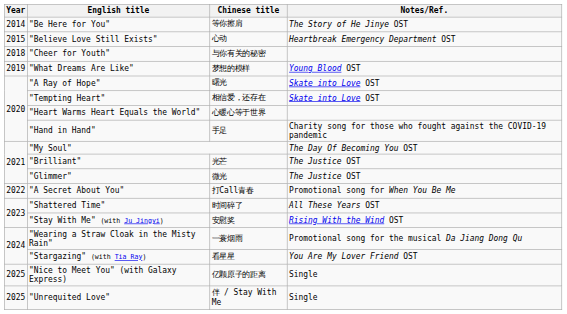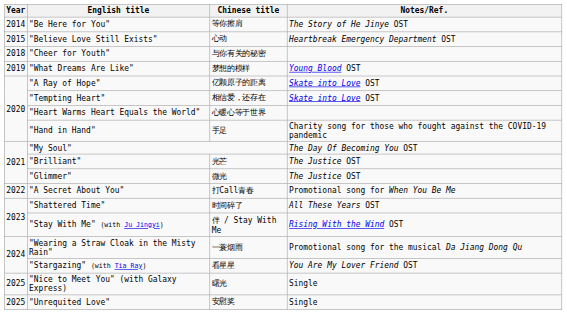(219, 83) 曙光 -> (239, 83) 亿颗原子的距离
(223, 220) 安慰奖 -> (244, 226) 伴 / Stay With Me
(239, 275) 亿颗原子的距离 -> (219, 284) 曙光
(244, 298) 伴 / Stay With Me -> (223, 302) 安慰奖
